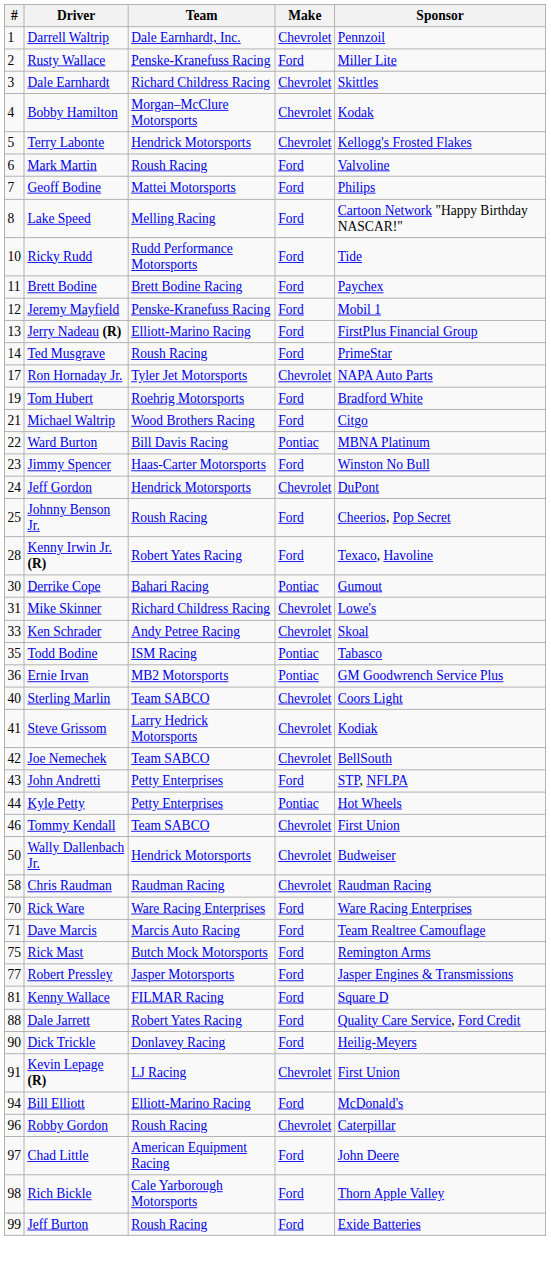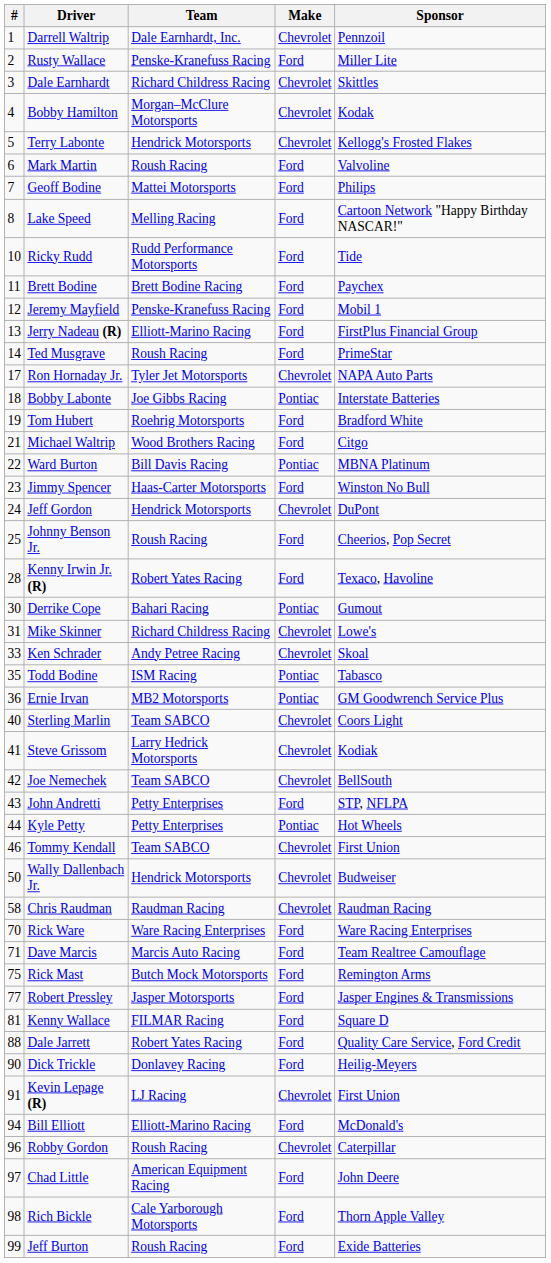+ row: (69, 398)
